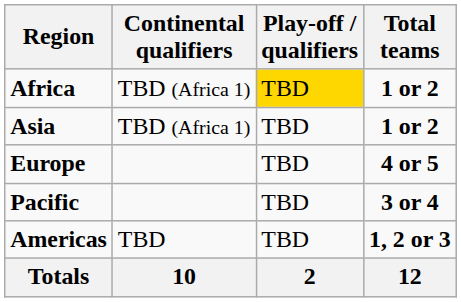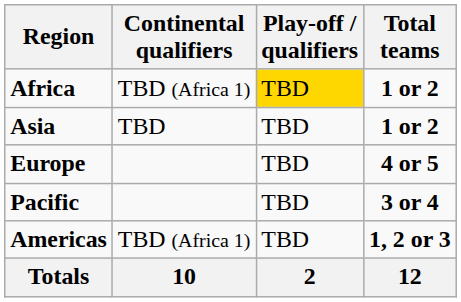(184, 125) TBD (Africa 1) -> (142, 125) TBD
(142, 239) TBD -> (184, 239) TBD (Africa 1)
